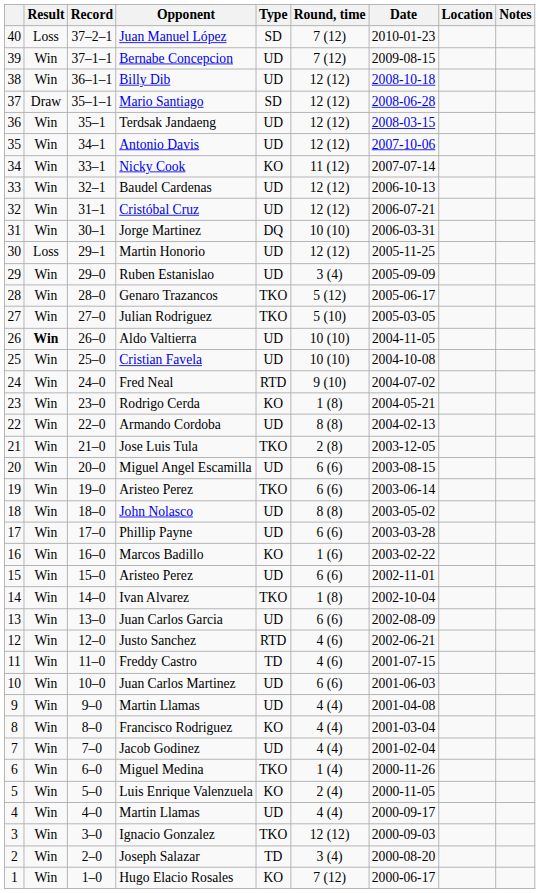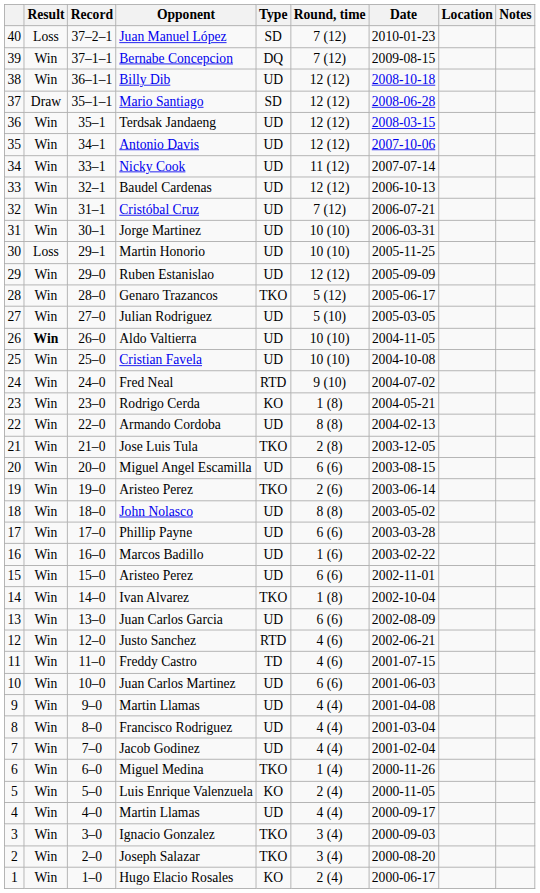(273, 58) UD -> (273, 58) DQ
(273, 166) KO -> (273, 166) UD
(330, 209) 12 (12) -> (330, 209) 7 (12)
(273, 230) DQ -> (273, 230) UD
(330, 252) 12 (12) -> (330, 252) 10 (10)
(330, 274) 3 (4) -> (330, 274) 12 (12)
(273, 317) TKO -> (273, 317) UD
(330, 489) 6 (6) -> (330, 489) 2 (6)
(273, 554) KO -> (273, 554) UD
(273, 727) KO -> (273, 727) UD
(330, 834) 12 (12) -> (330, 834) 3 (4)
(273, 856) TD -> (273, 856) TKO
(330, 878) 7 (12) -> (330, 878) 2 (4)
